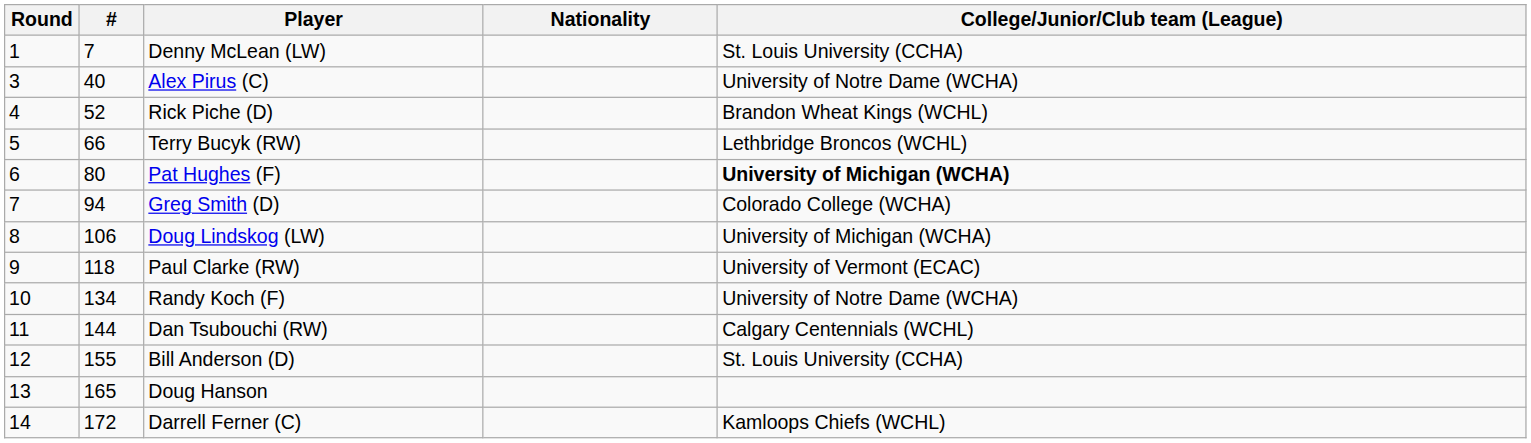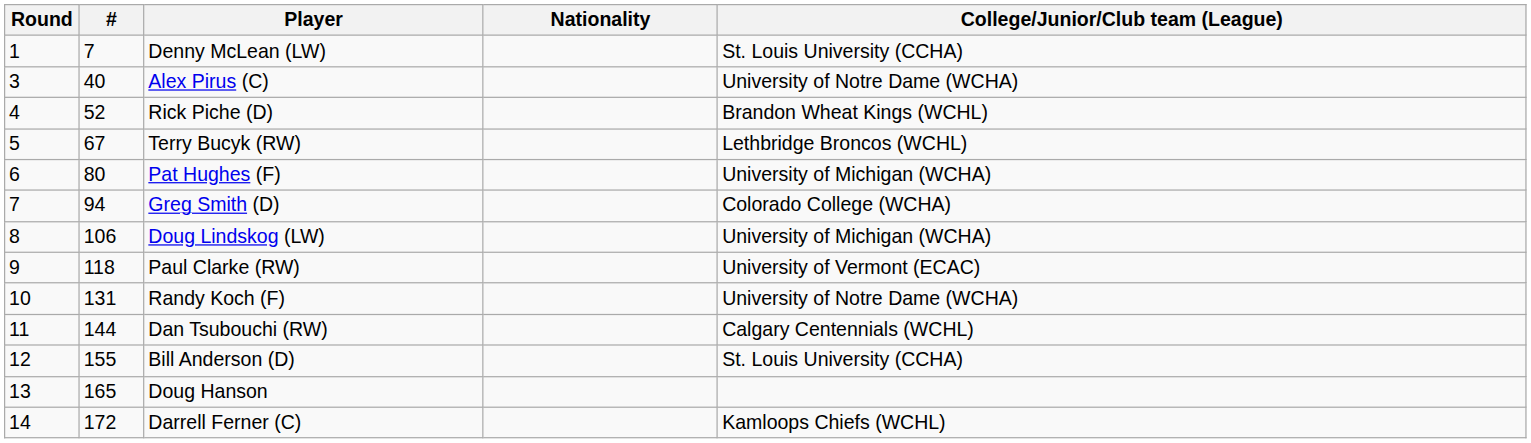(95, 143) 66 -> (95, 143) 67
(866, 174) bold -> (857, 174) normal
(100, 298) 134 -> (100, 298) 131
